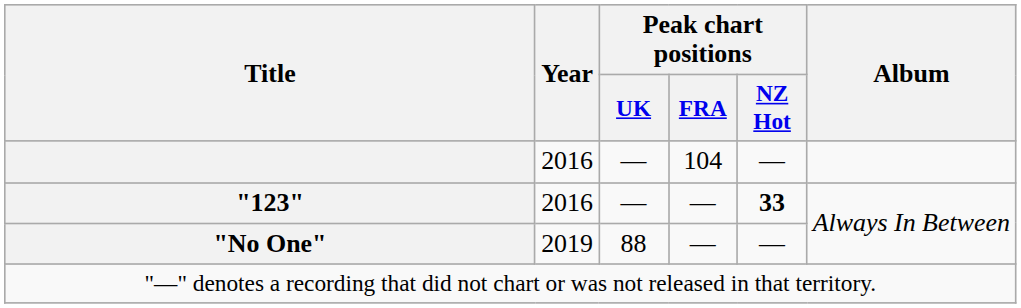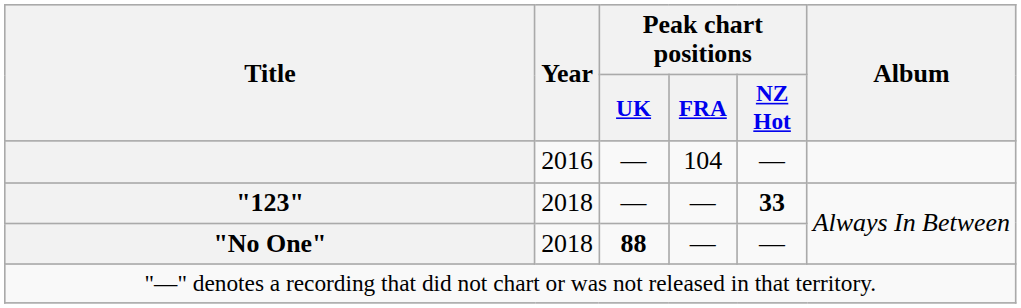(567, 202) 2016 -> (567, 202) 2018
(567, 243) 2019 -> (567, 243) 2018
(634, 243) normal -> (634, 243) bold
